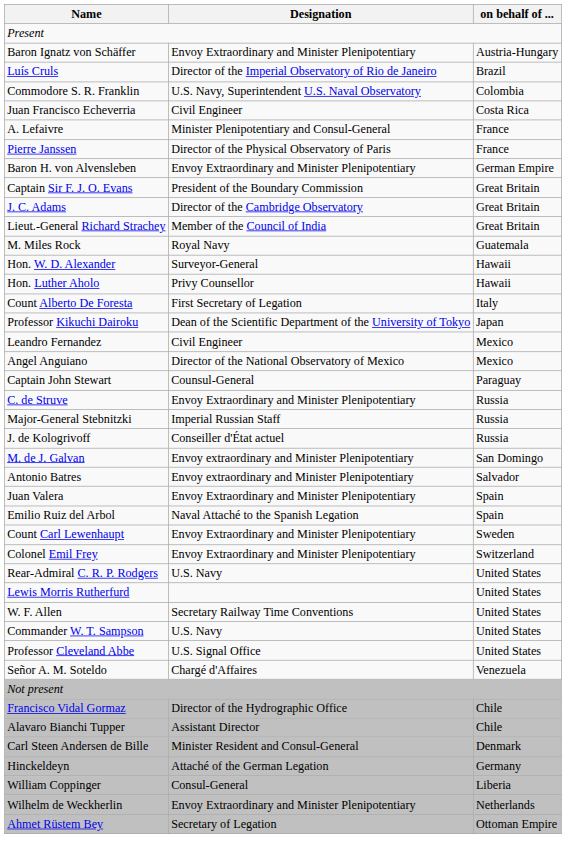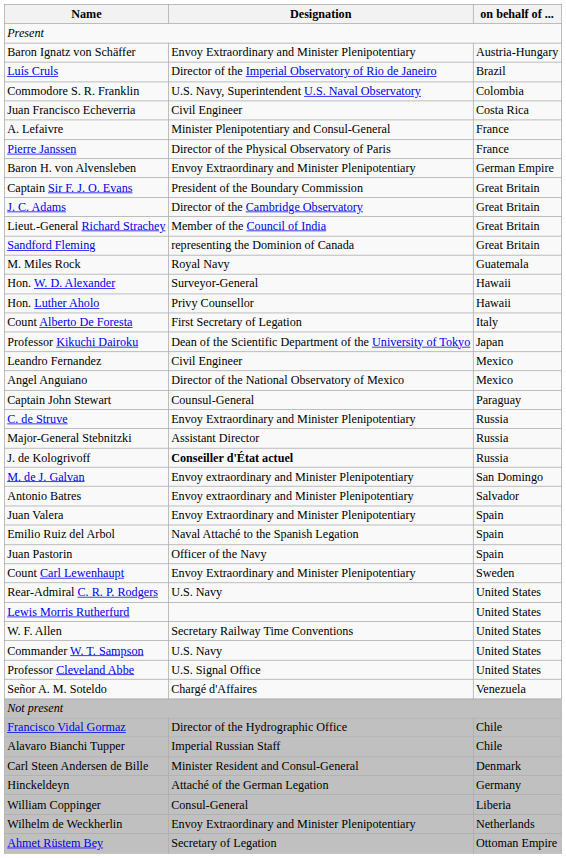+ row: (51, 245)
(226, 419) Imperial Russian Staff -> (215, 438) Assistant Director
(228, 438) normal -> (232, 457) bold
+ row: (40, 554)
- row: (52, 554)
(215, 727) Assistant Director -> (226, 746) Imperial Russian Staff
